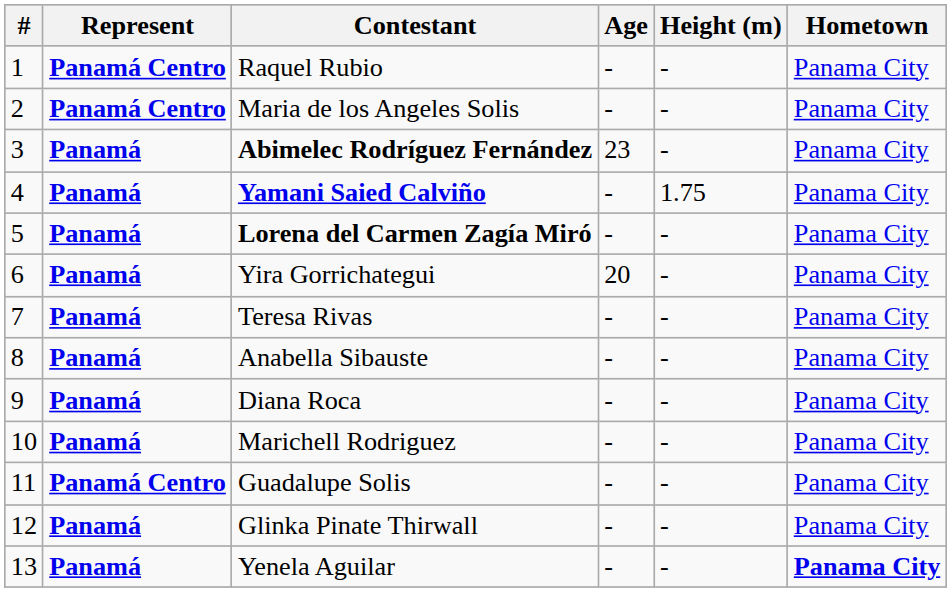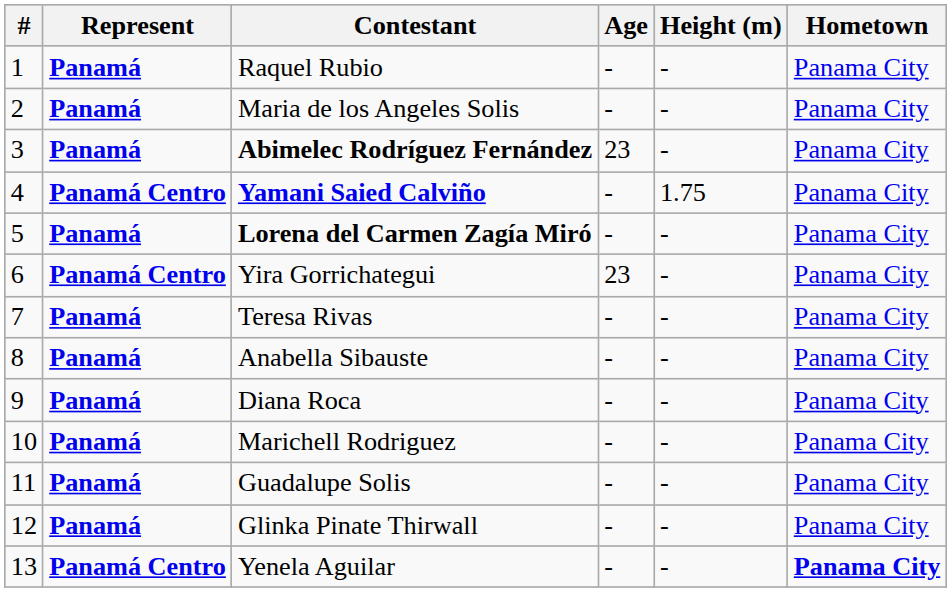(138, 66) Panamá Centro -> (95, 66) Panamá
(138, 108) Panamá Centro -> (95, 108) Panamá
(95, 191) Panamá -> (138, 191) Panamá Centro
(95, 274) Panamá -> (138, 274) Panamá Centro
(617, 274) 20 -> (617, 274) 23
(138, 483) Panamá Centro -> (95, 483) Panamá
(95, 566) Panamá -> (138, 566) Panamá Centro
